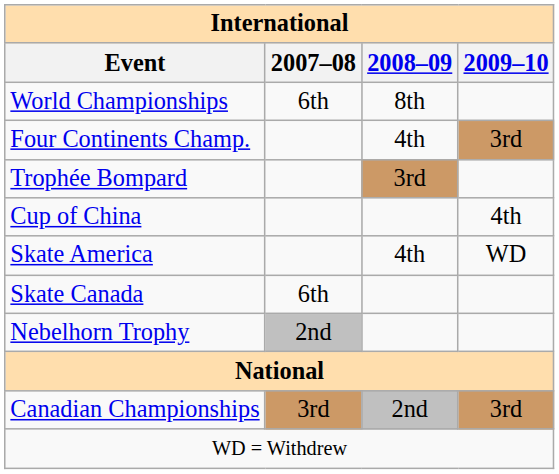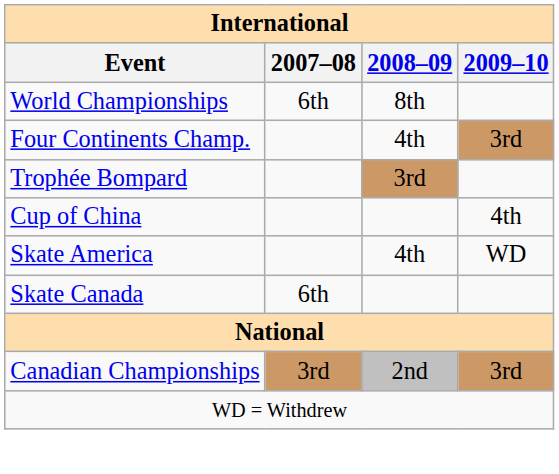- row: (100, 332)
